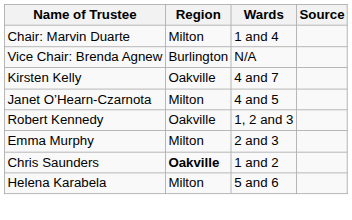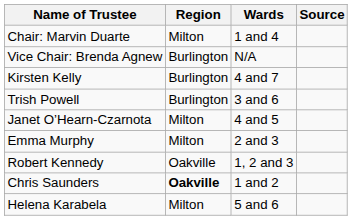(192, 78) Oakville -> (198, 78) Burlington
+ row: (43, 99)
rows swapped: (51, 141) <-> (55, 120)
